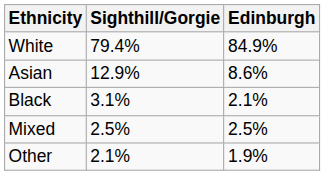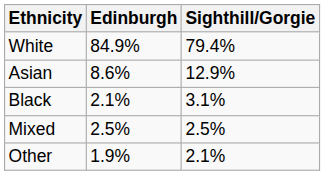columns swapped: (155, 18) <-> (272, 18)
